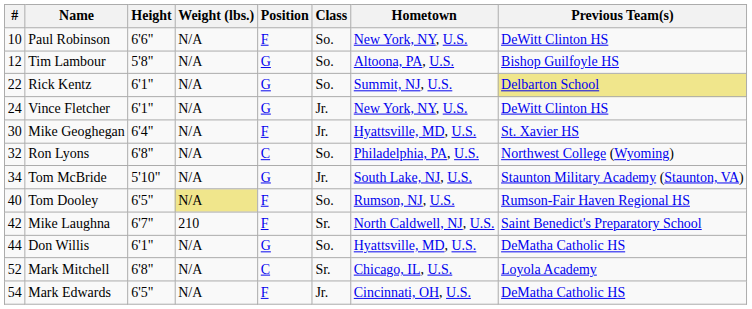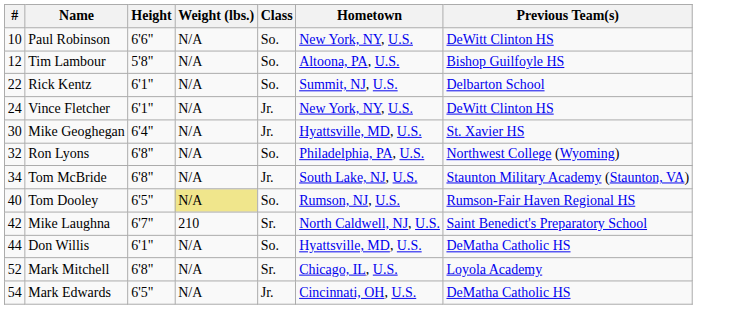- column: (285, 16)
(550, 85) khaki background -> (496, 85) no background
(146, 177) 5'10" -> (142, 177) 6'8"
